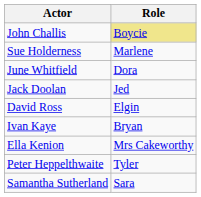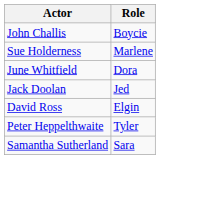(130, 32) khaki background -> (130, 32) no background
- row: (32, 126)
- row: (36, 145)
